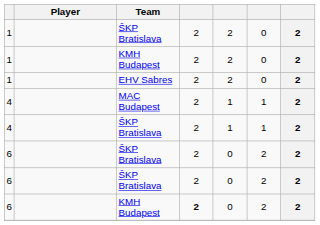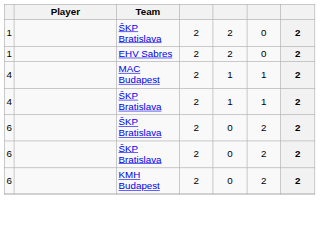- row: (9, 59)
(196, 207) bold -> (196, 180) normal
